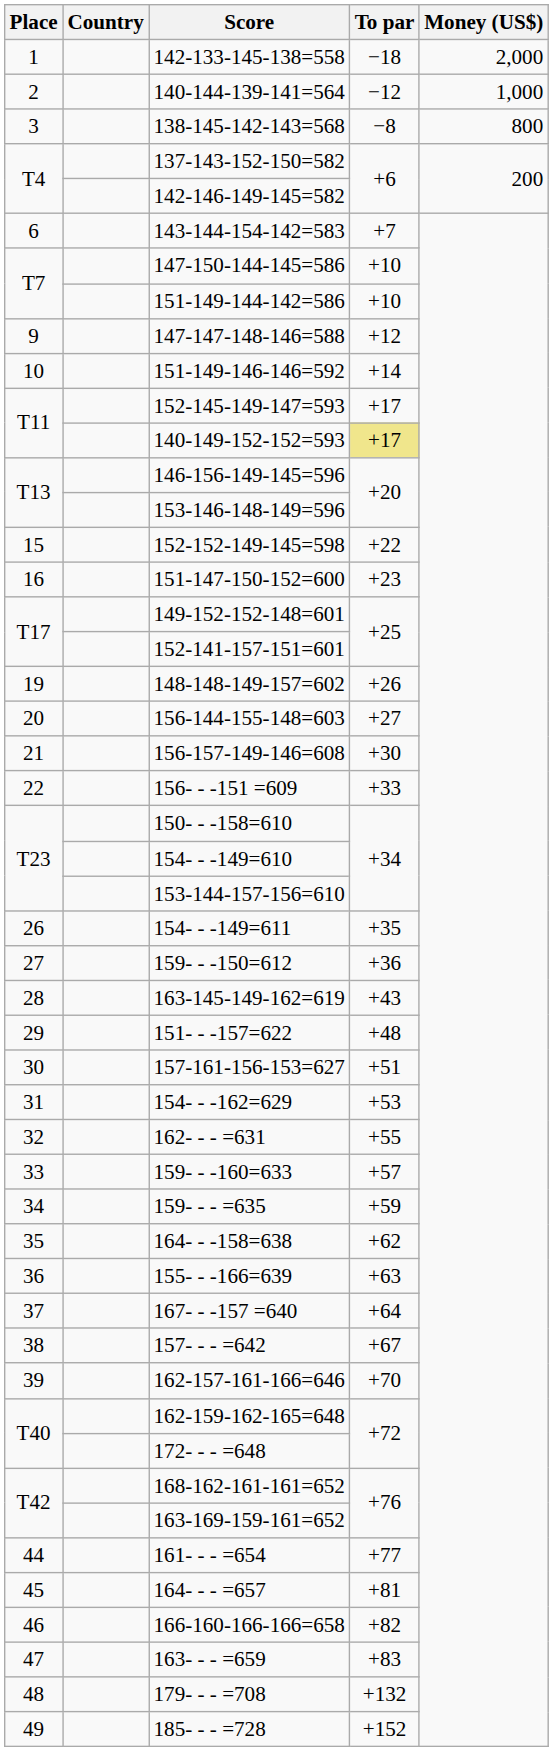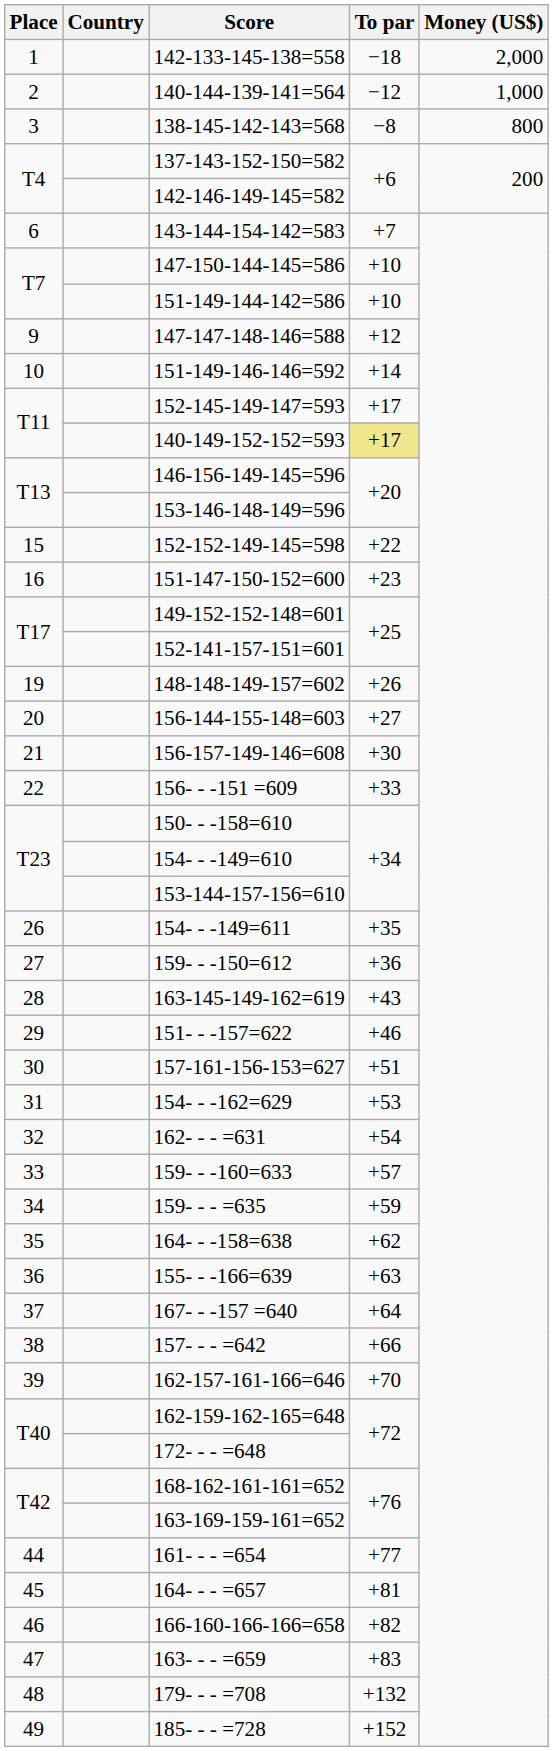(385, 1032) +48 -> (385, 1032) +46
(385, 1136) +55 -> (385, 1136) +54
(385, 1345) +67 -> (385, 1345) +66
